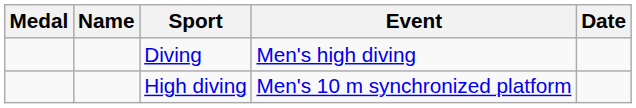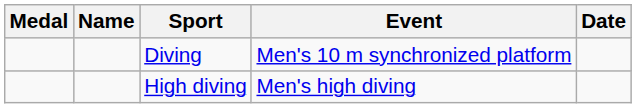(336, 54) Men's high diving -> (414, 54) Men's 10 m synchronized platform
(414, 87) Men's 10 m synchronized platform -> (336, 87) Men's high diving
